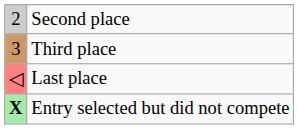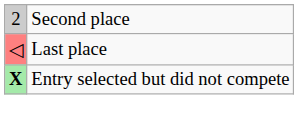- row: (74, 48)
